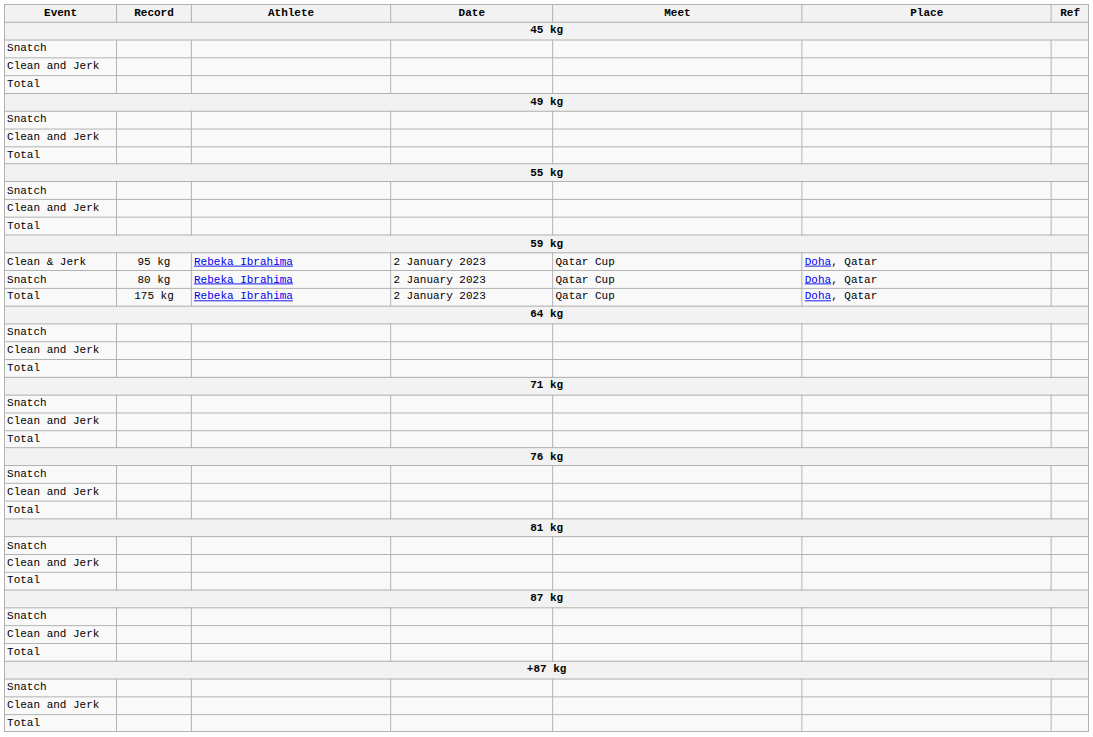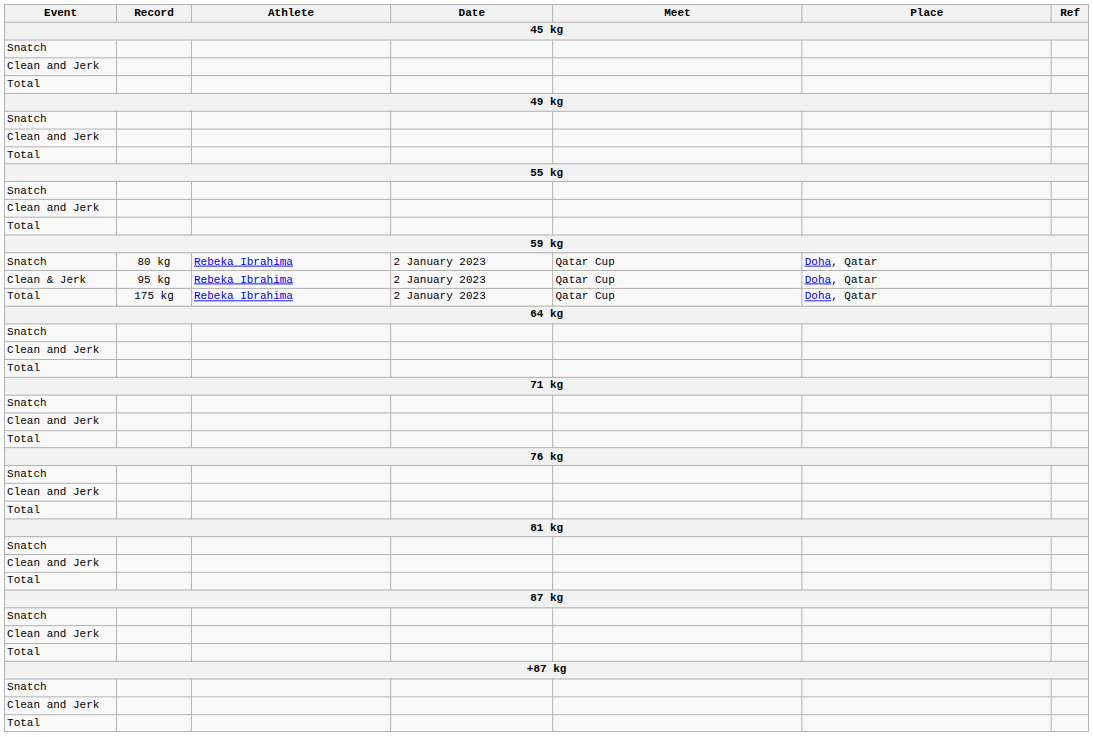rows swapped: (27, 280) <-> (47, 262)
